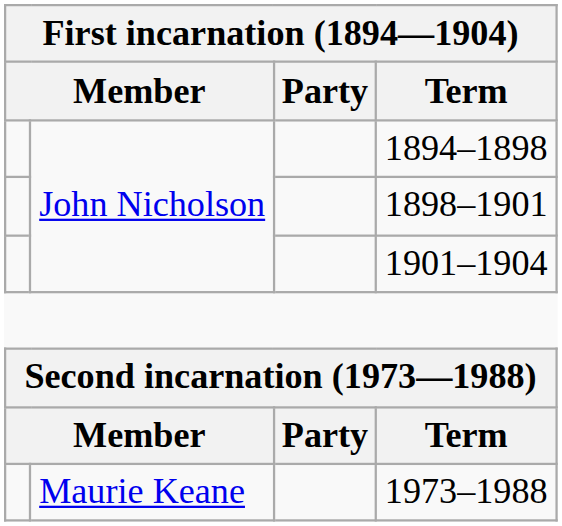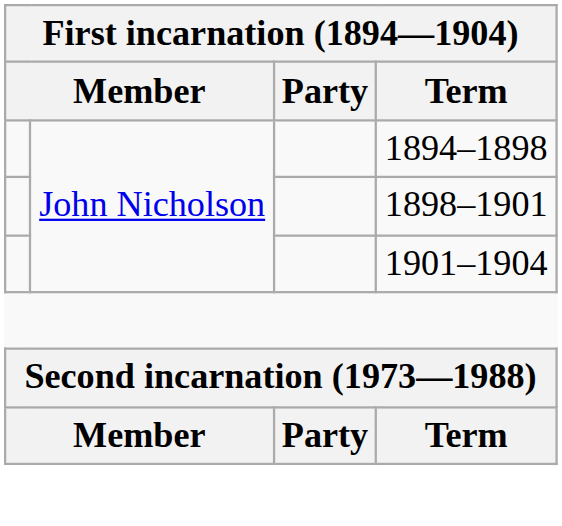- row: (466, 491)
